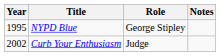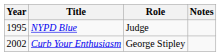(155, 28) George Stipley -> (137, 28) Judge
(137, 43) Judge -> (155, 43) George Stipley
